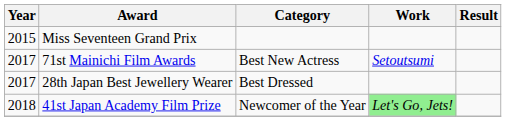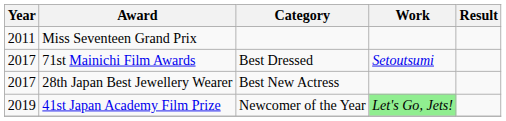(22, 37) 2015 -> (22, 37) 2011
(289, 60) Best New Actress -> (276, 60) Best Dressed
(276, 82) Best Dressed -> (289, 82) Best New Actress
(22, 104) 2018 -> (22, 104) 2019
